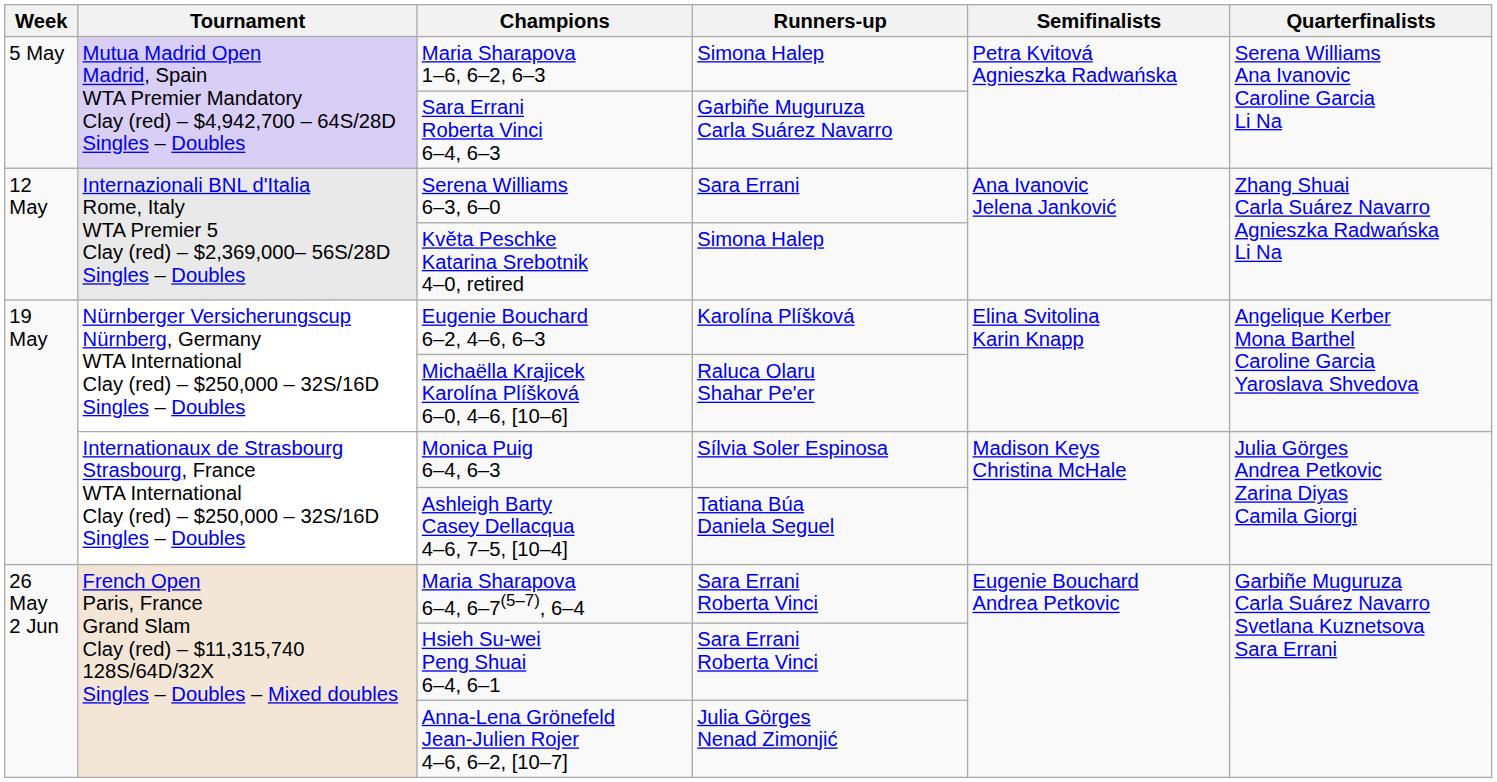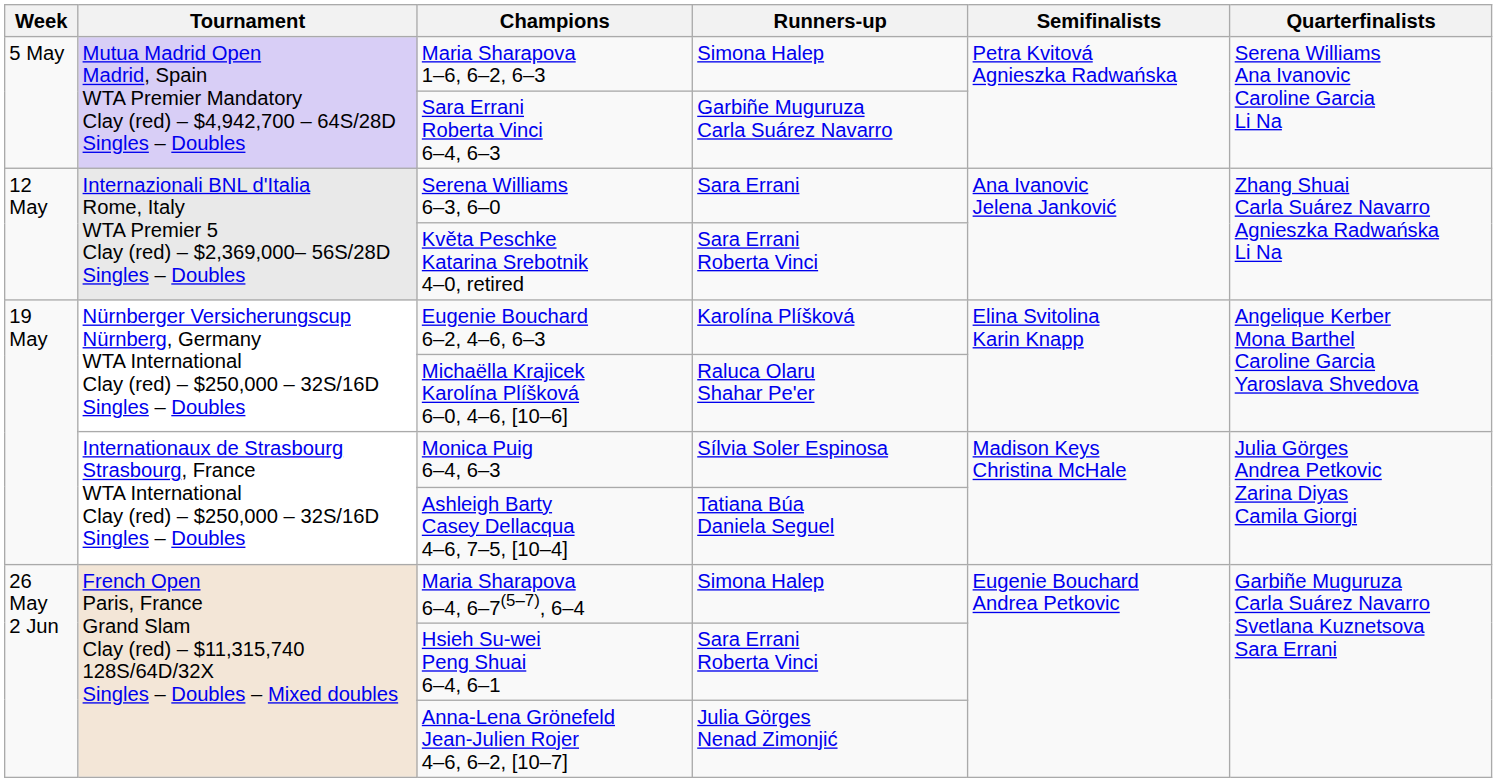(761, 239) Simona Halep -> (758, 251) Sara Errani Roberta Vinci
(758, 592) Sara Errani Roberta Vinci -> (761, 580) Simona Halep
